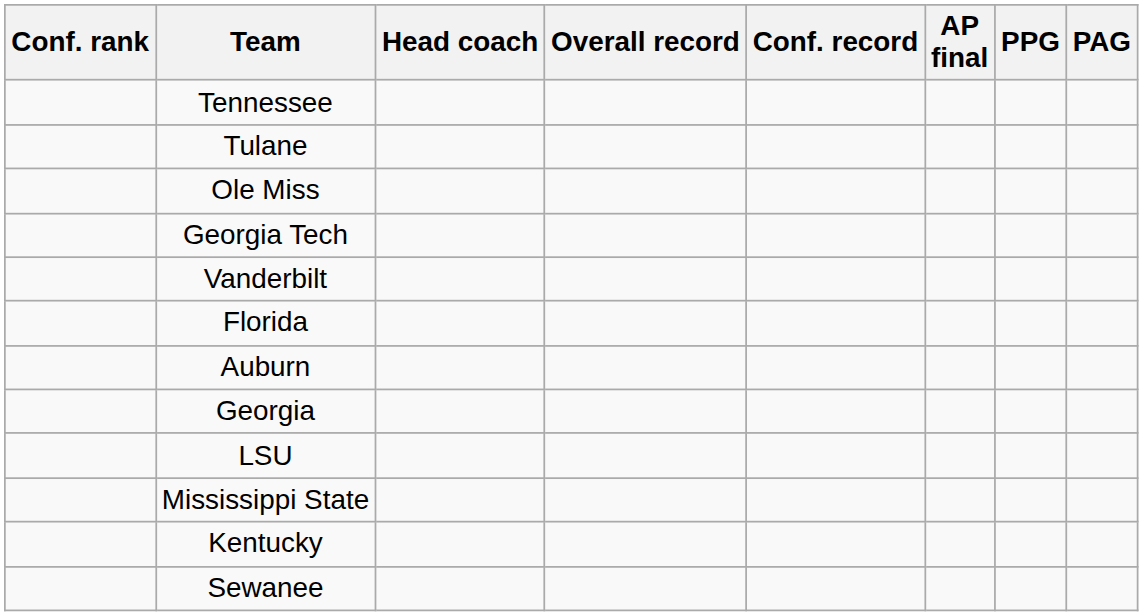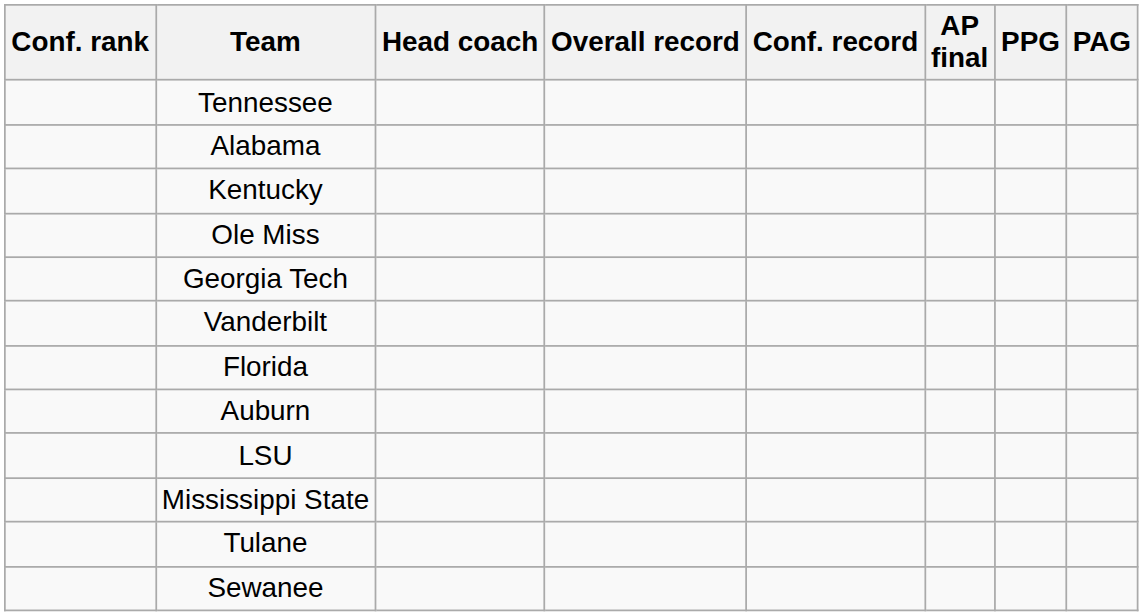+ row: (265, 146)
rows swapped: (265, 146) <-> (265, 543)
- row: (265, 411)
